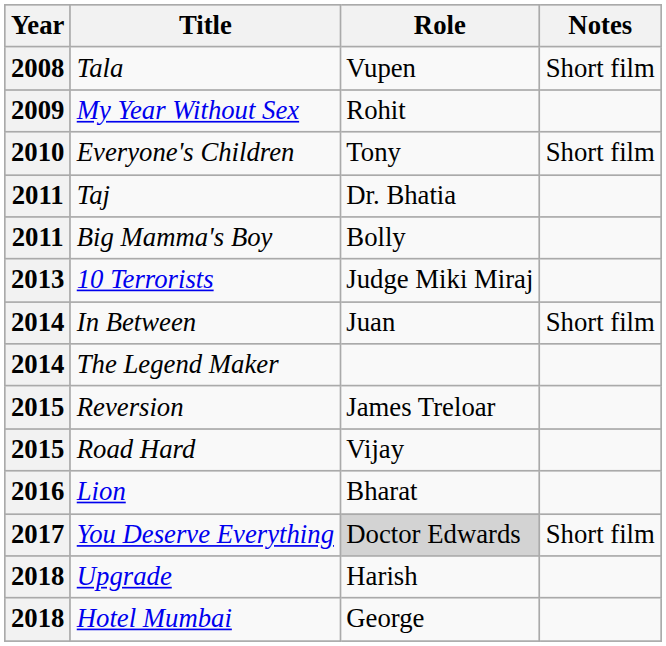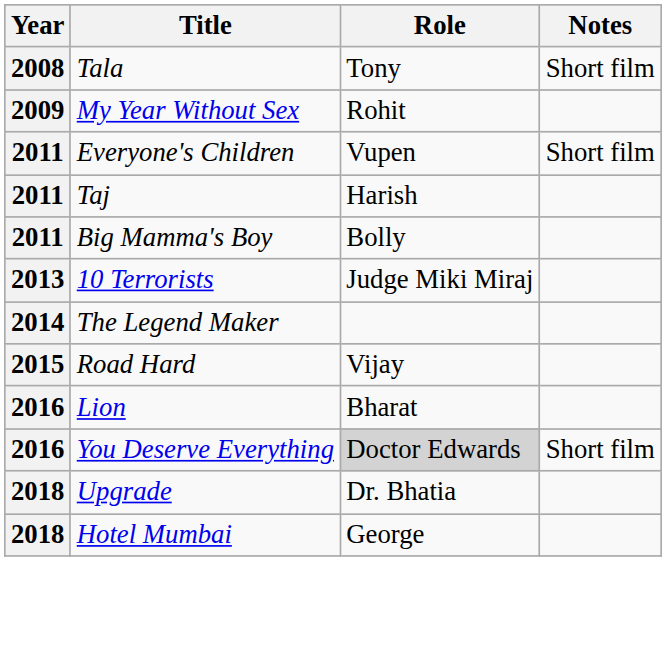(381, 68) Vupen -> (374, 68) Tony
(38, 152) 2010 -> (38, 152) 2011
(374, 152) Tony -> (381, 152) Vupen
(401, 195) Dr. Bhatia -> (382, 195) Harish
- row: (136, 322)
- row: (130, 407)
(38, 534) 2017 -> (38, 449) 2016
(382, 576) Harish -> (401, 491) Dr. Bhatia
